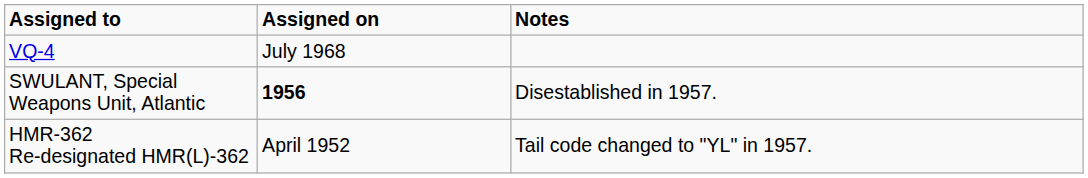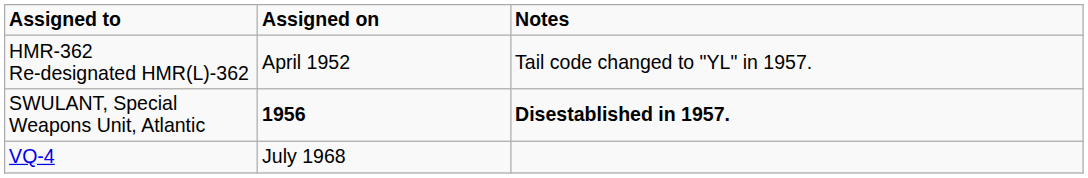rows swapped: (129, 145) <-> (32, 50)
(616, 92) normal -> (623, 114) bold
